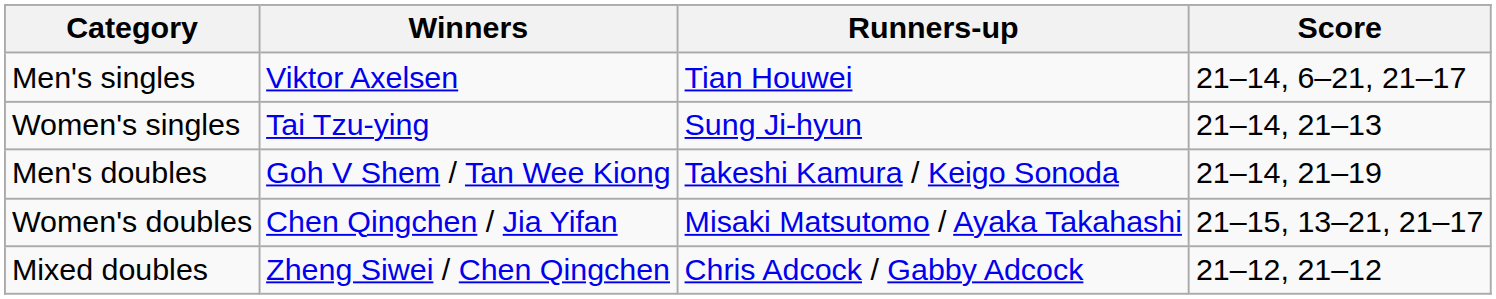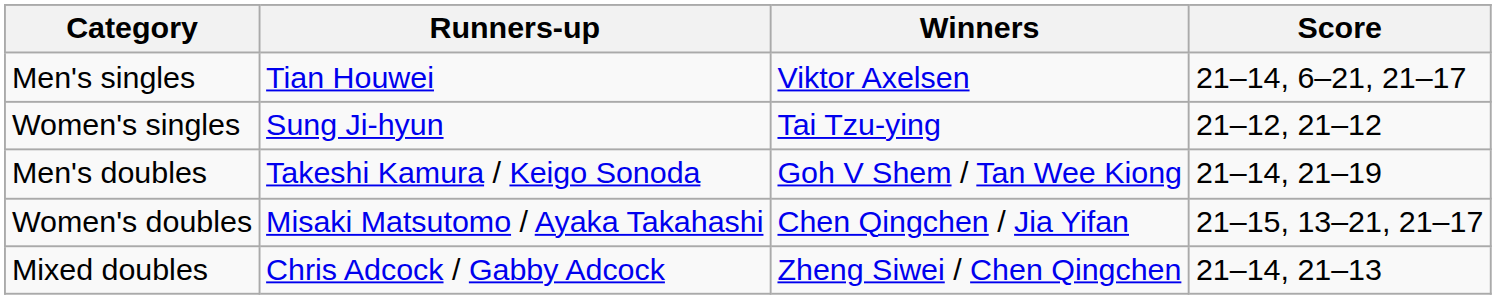columns swapped: (468, 28) <-> (933, 28)
(1289, 125) 21–14, 21–13 -> (1289, 125) 21–12, 21–12
(1289, 269) 21–12, 21–12 -> (1289, 269) 21–14, 21–13
